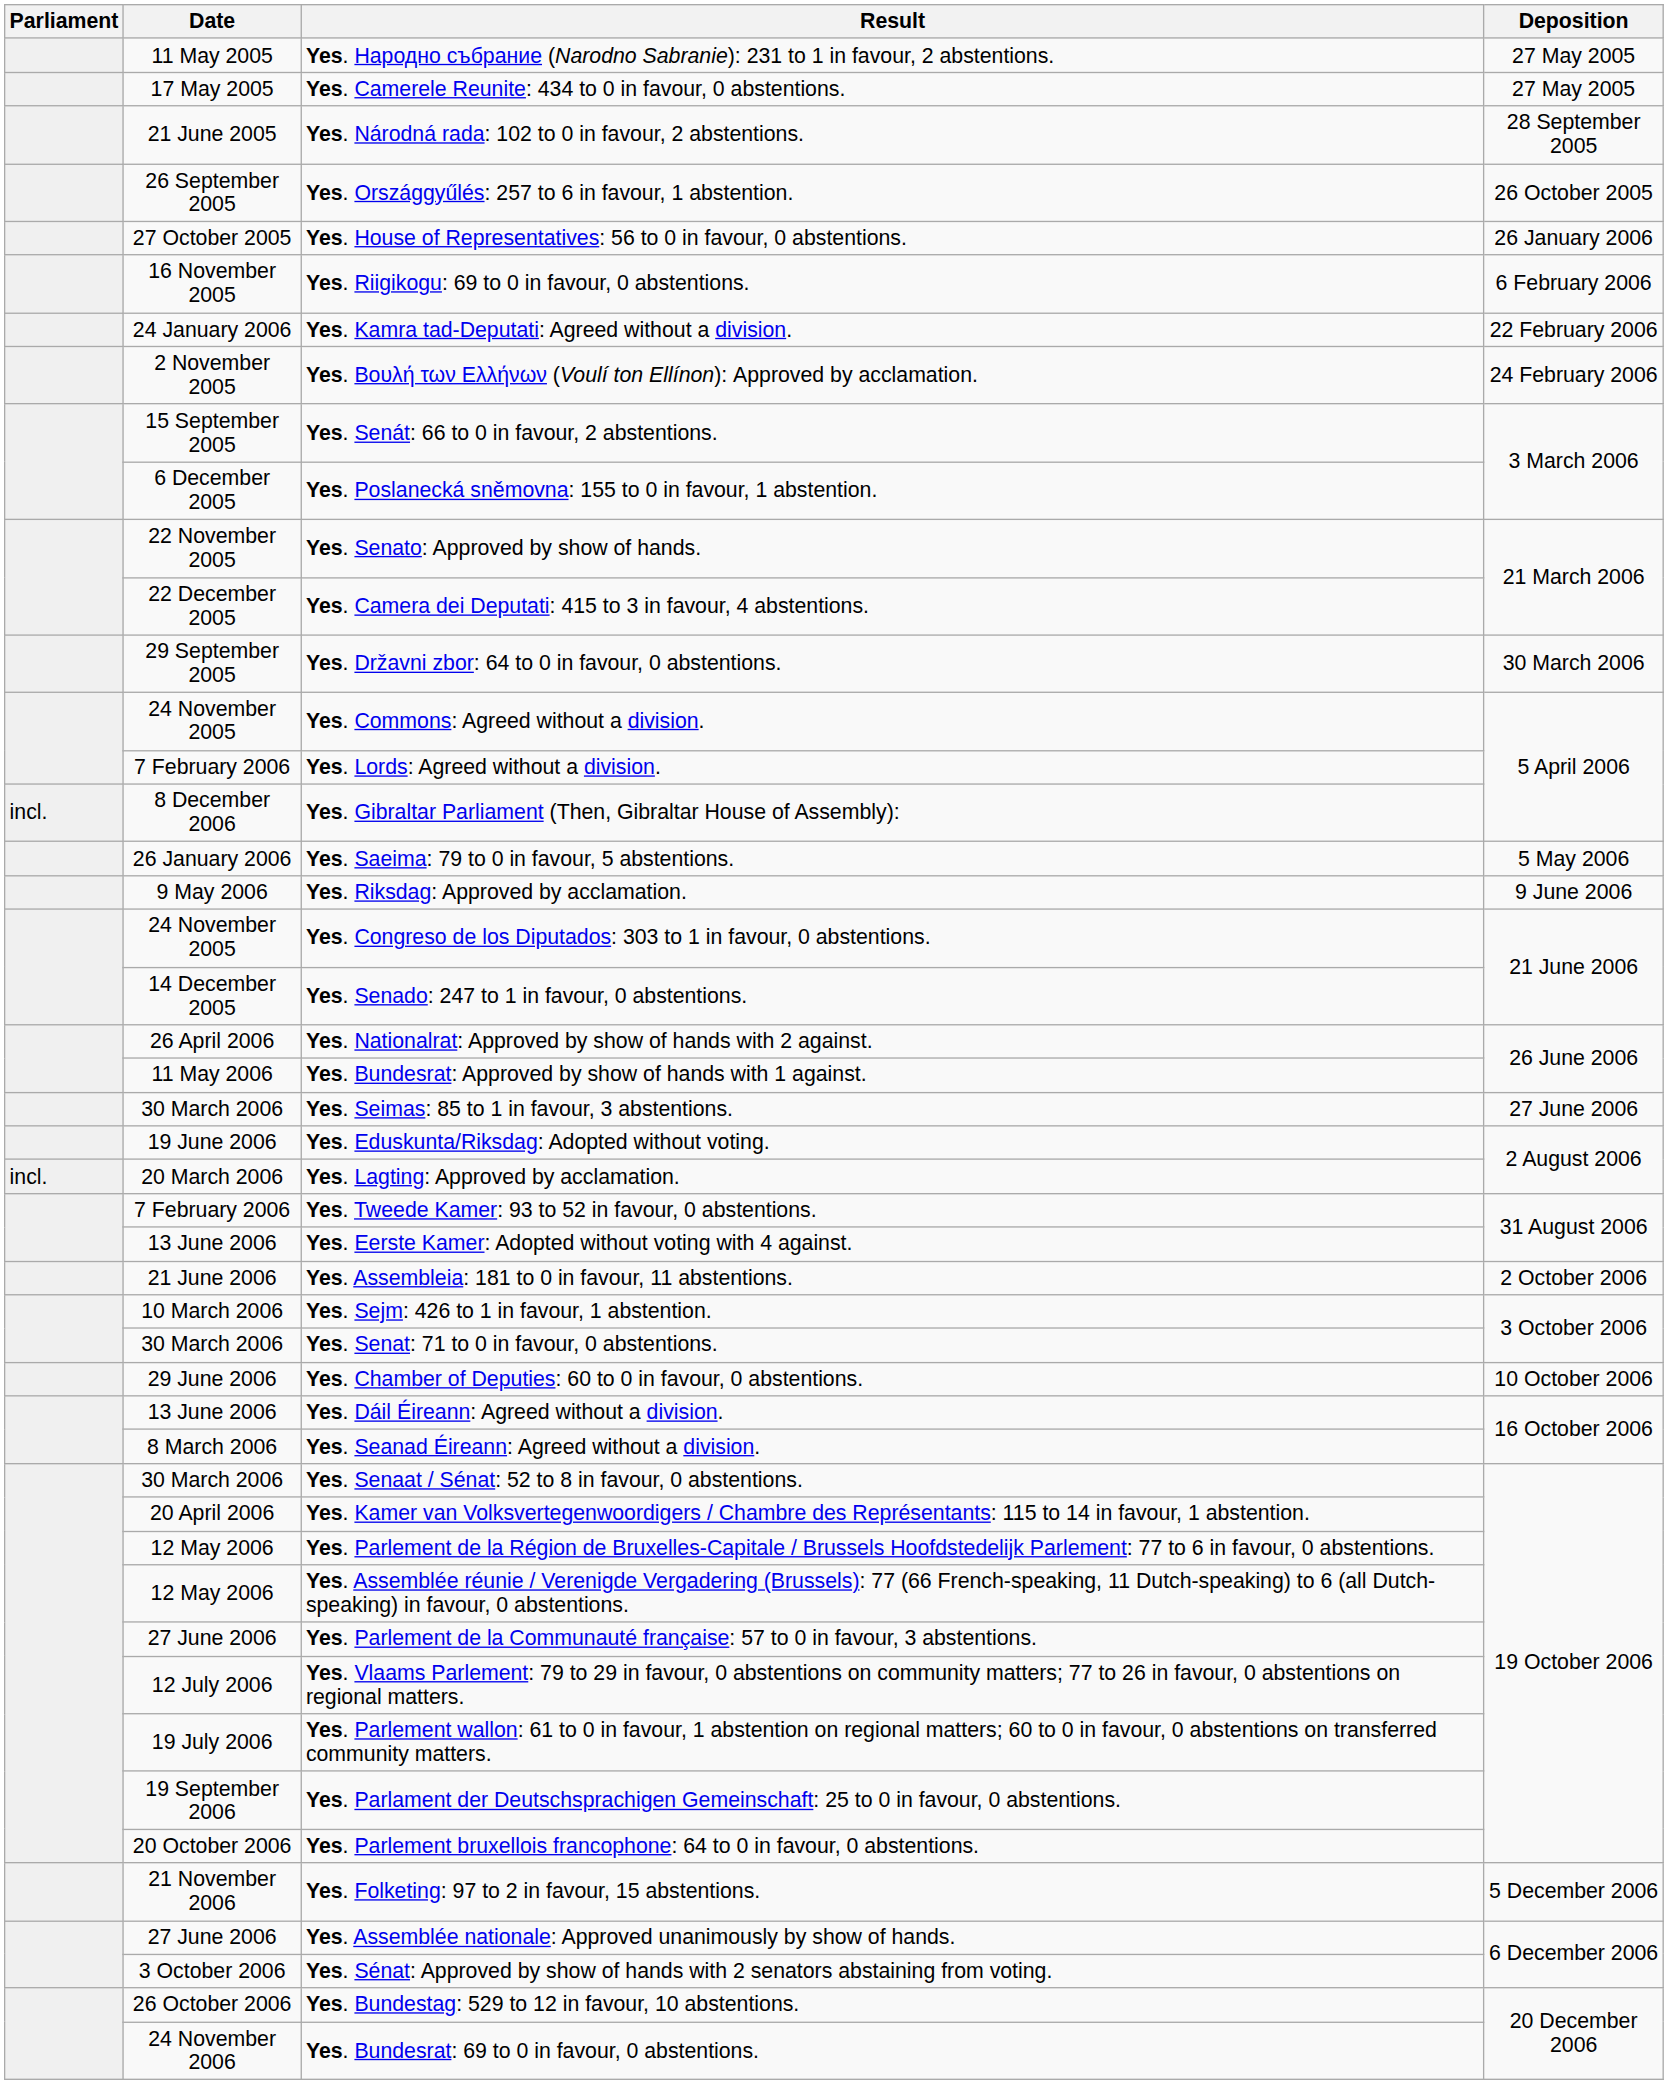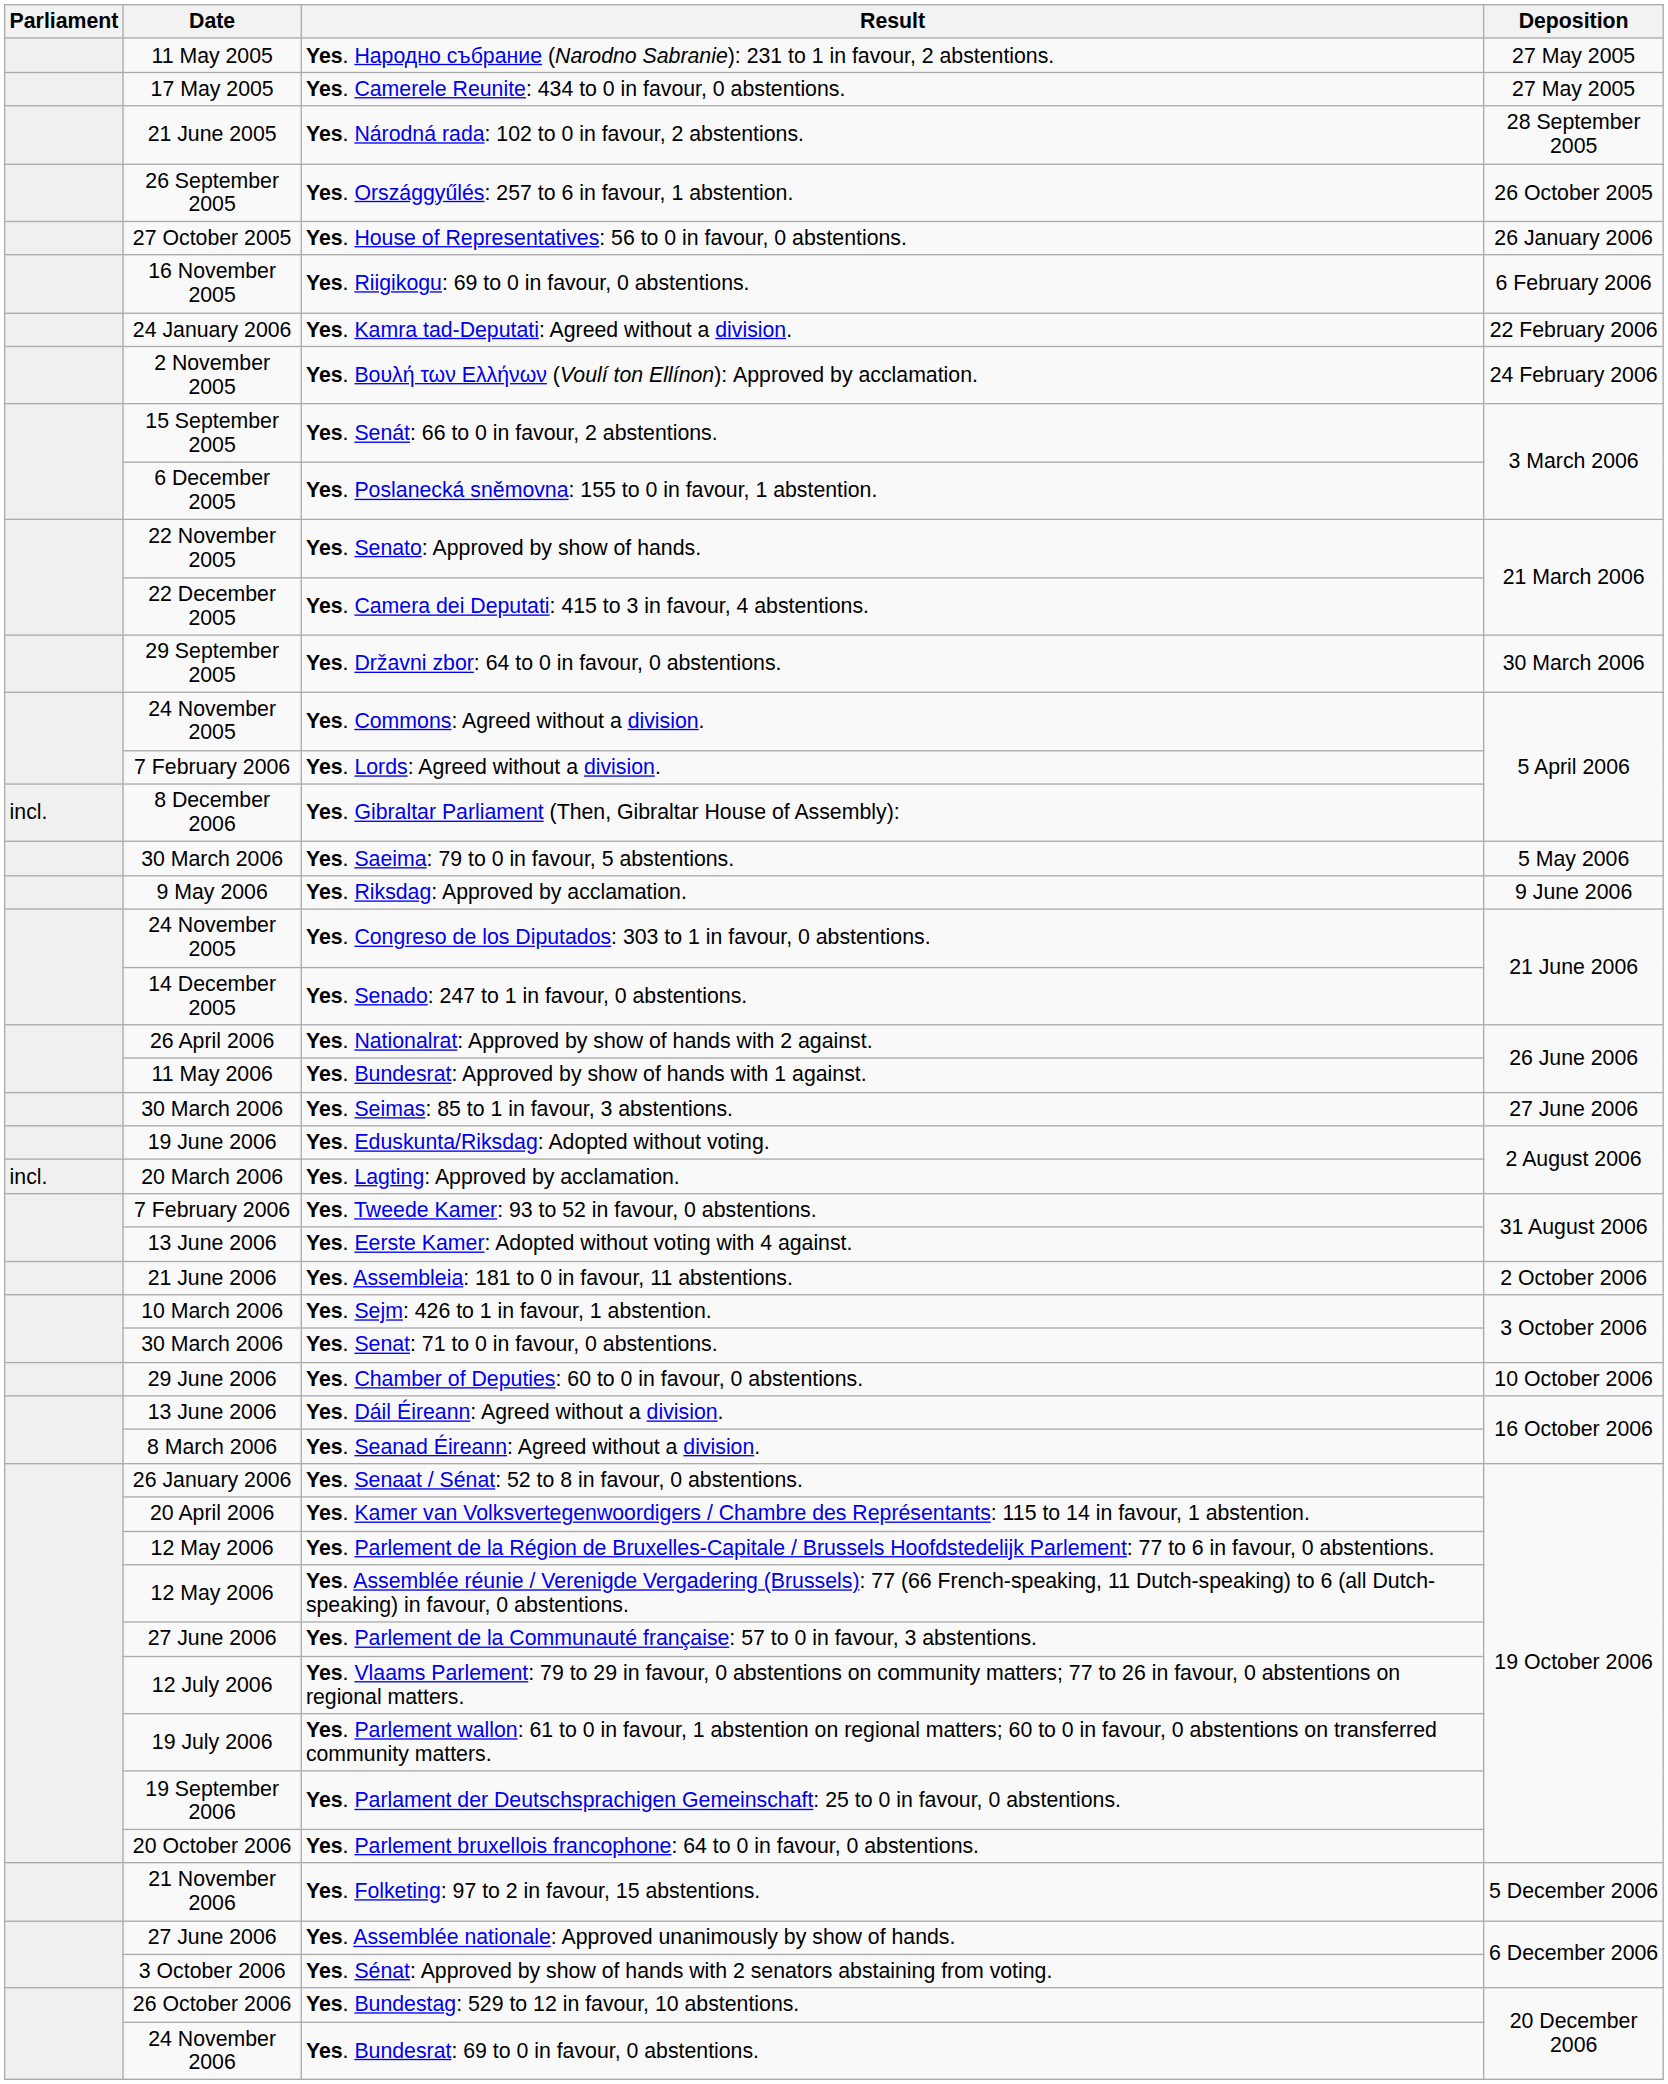(212, 858) 26 January 2006 -> (212, 858) 30 March 2006
(212, 1480) 30 March 2006 -> (212, 1480) 26 January 2006
